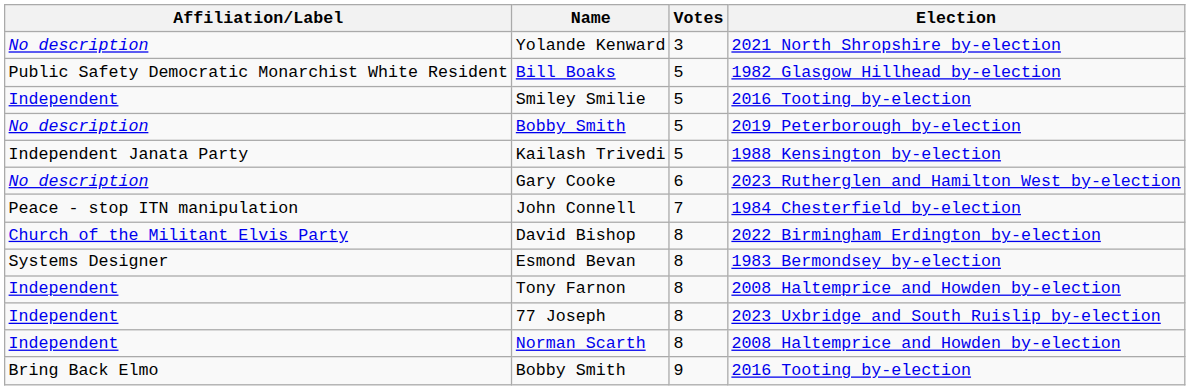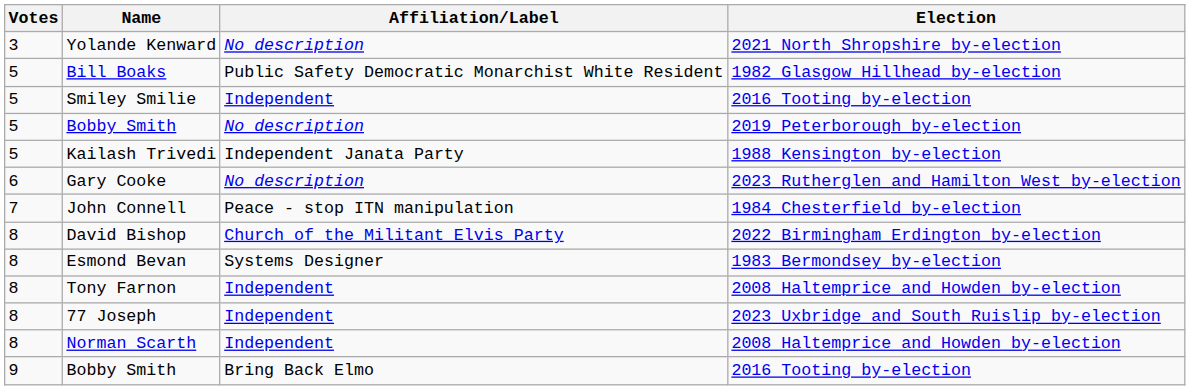columns swapped: (699, 18) <-> (258, 18)
